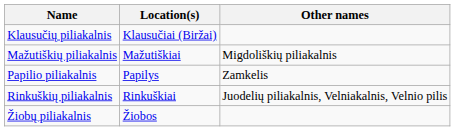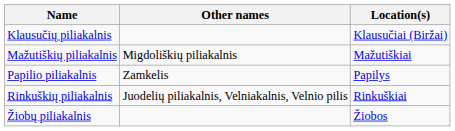columns swapped: (335, 14) <-> (170, 14)
